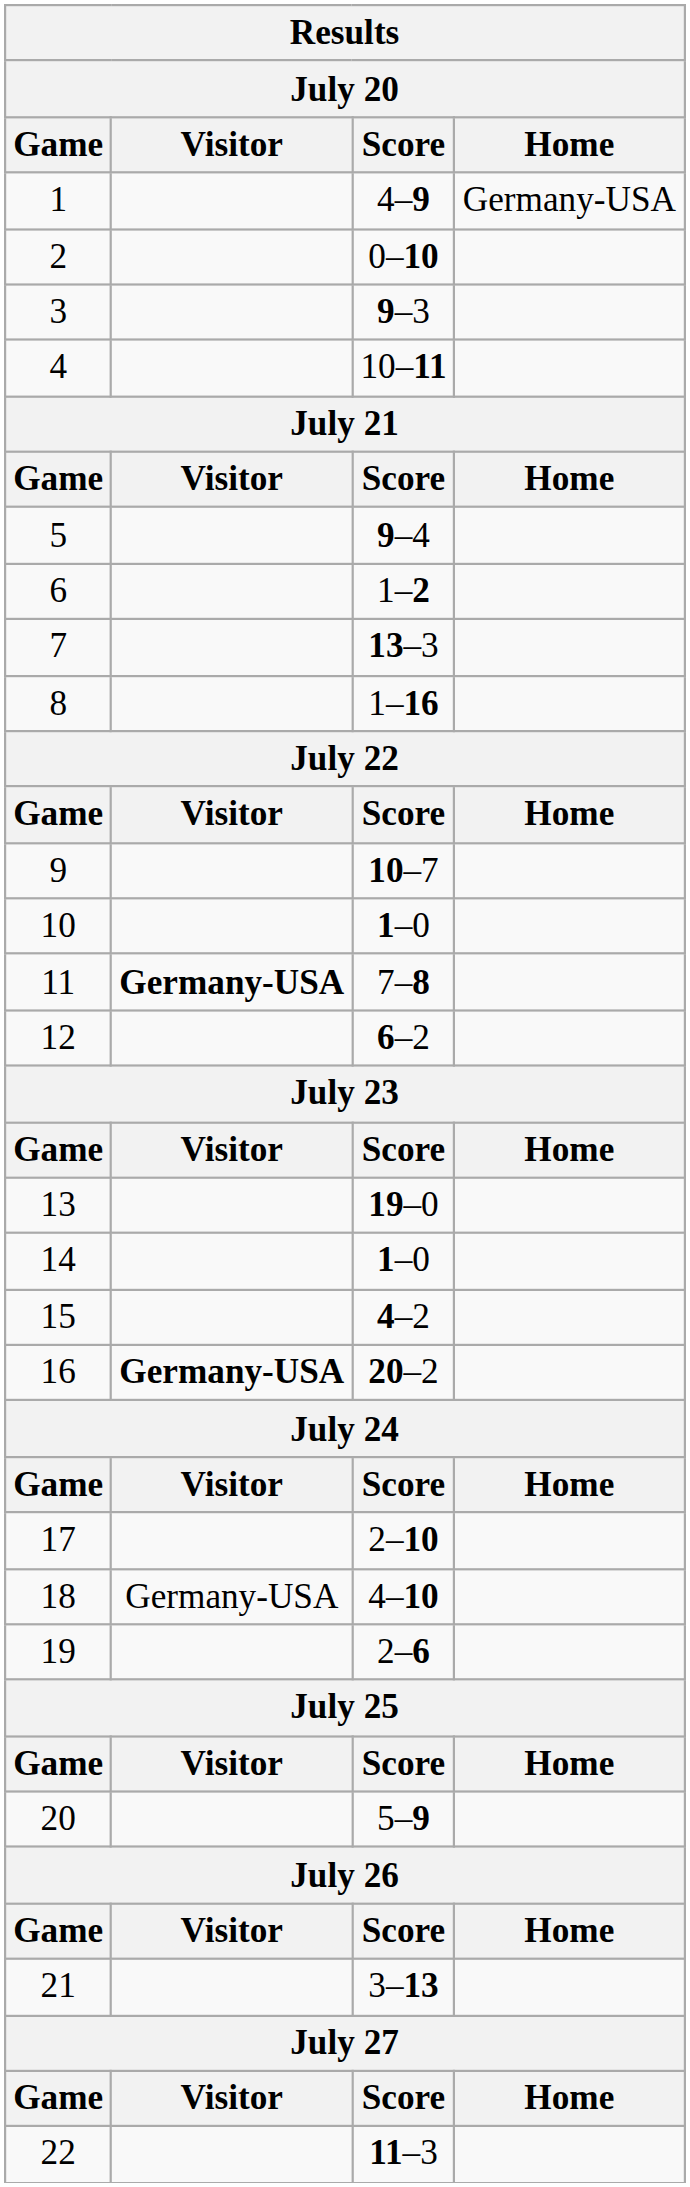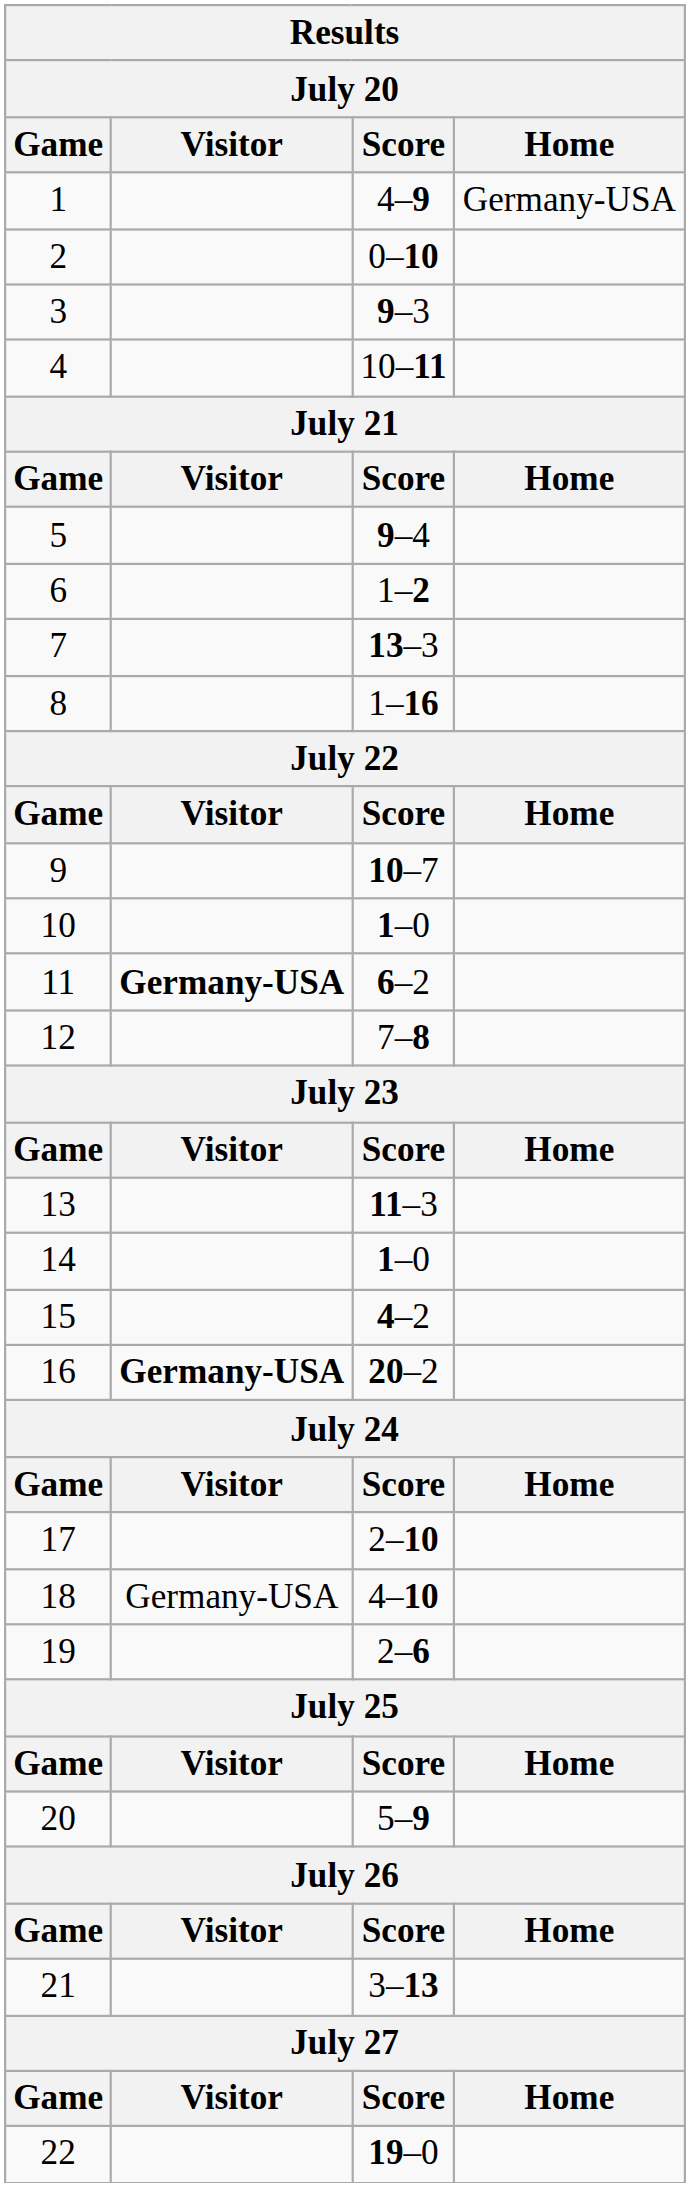(404, 981) 7–8 -> (404, 981) 6–2
(404, 1037) 6–2 -> (404, 1037) 7–8
(404, 1204) 19–0 -> (404, 1204) 11–3
(404, 2153) 11–3 -> (404, 2153) 19–0
